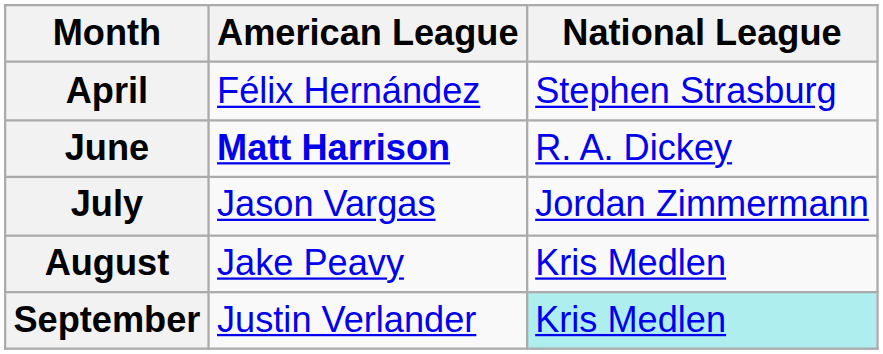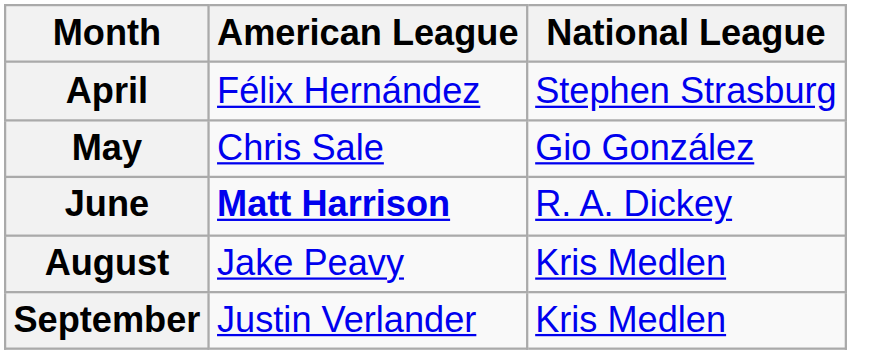+ row: (107, 147)
- row: (107, 205)
(631, 319) paleturquoise background -> (631, 319) no background
